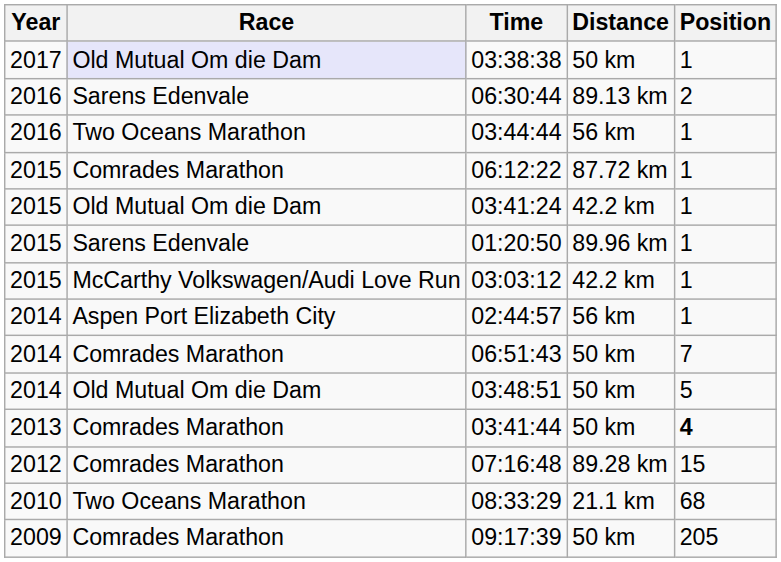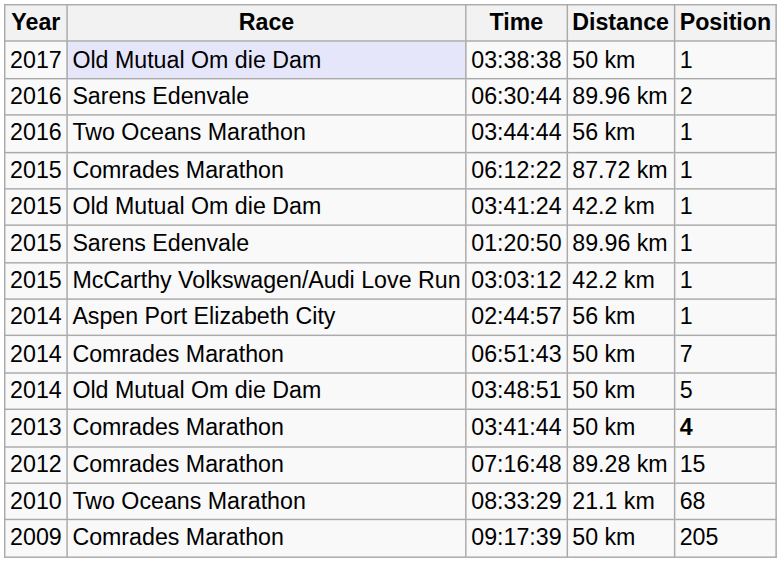(620, 96) 89.13 km -> (620, 96) 89.96 km
